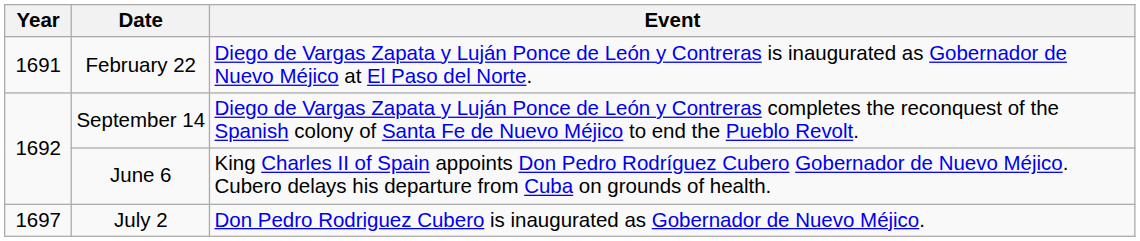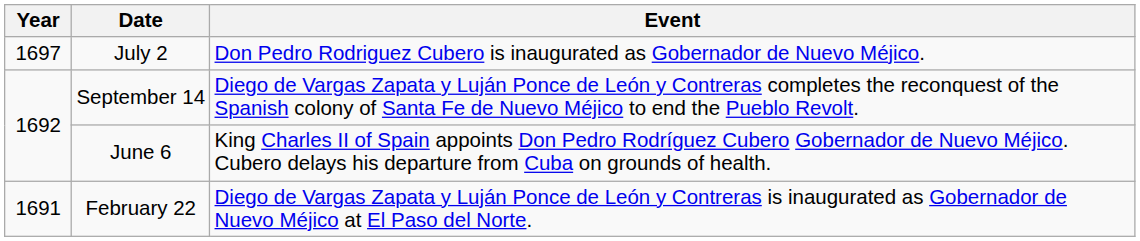rows swapped: (141, 219) <-> (141, 64)
